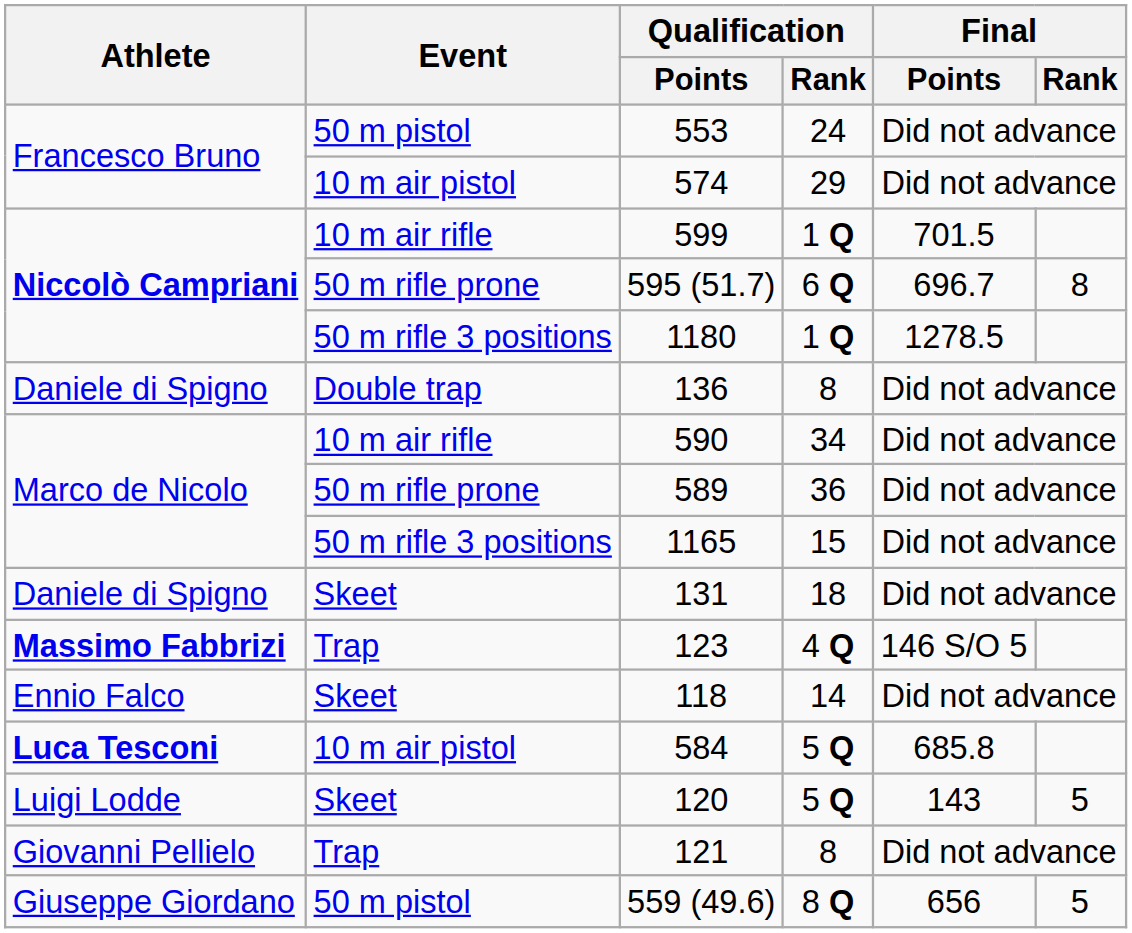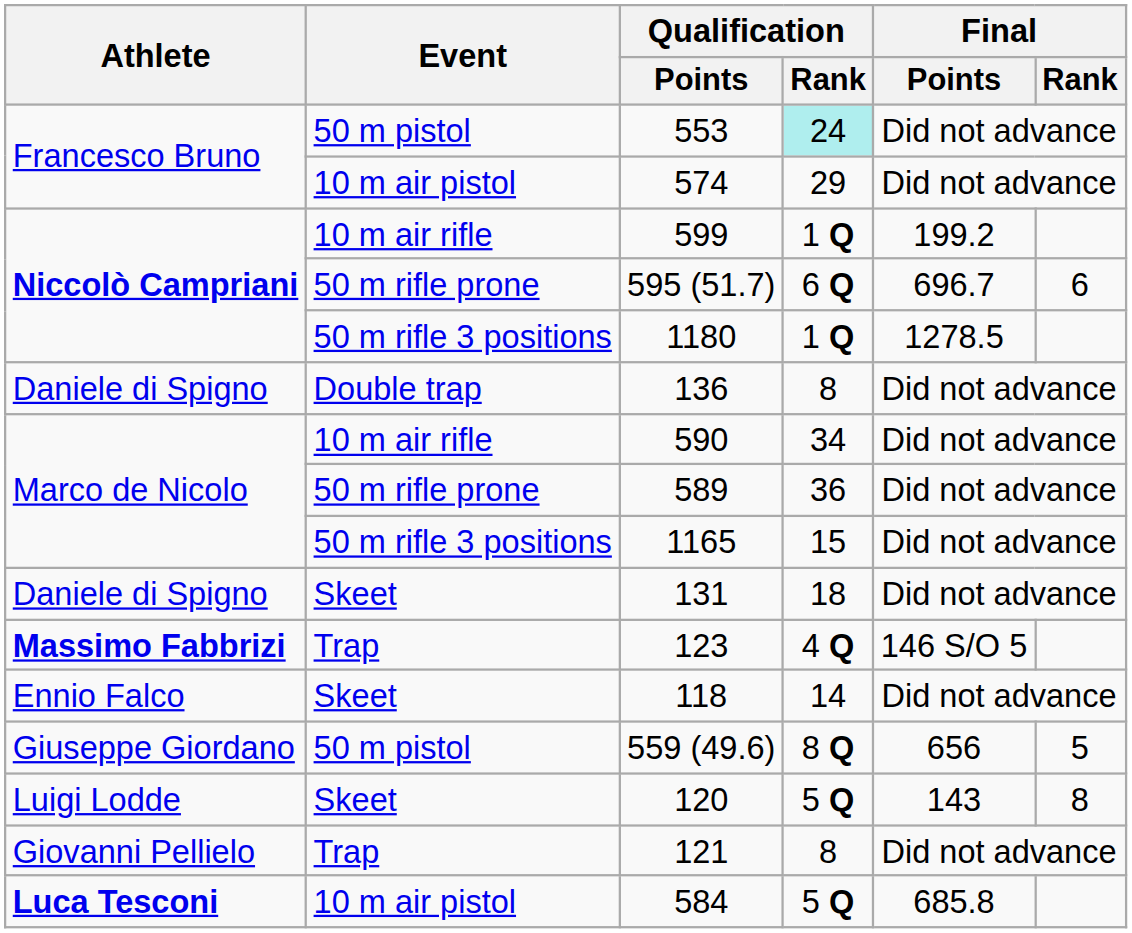(828, 131) no background -> (828, 131) paleturquoise background
(954, 234) 701.5 -> (954, 234) 199.2
(1080, 285) 8 -> (1080, 285) 6
rows swapped: (701, 902) <-> (701, 748)
(1080, 800) 5 -> (1080, 800) 8
